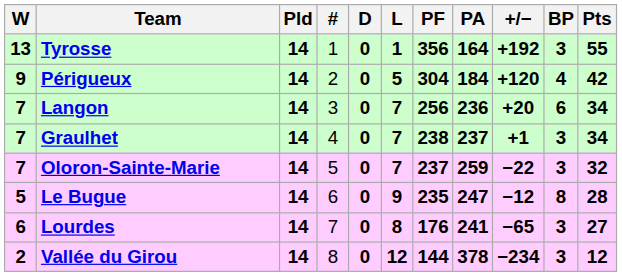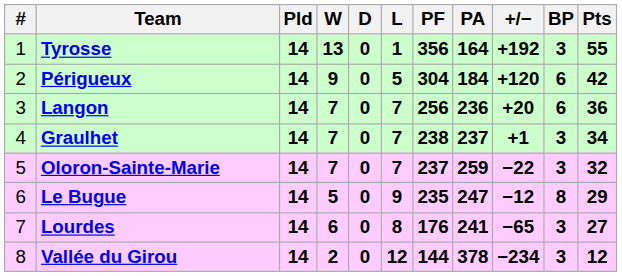columns swapped: (333, 19) <-> (21, 19)
(561, 78) 4 -> (561, 78) 6
(597, 108) 34 -> (597, 108) 36
(597, 197) 28 -> (597, 197) 29
